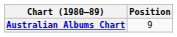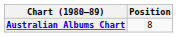(150, 25) 9 -> (150, 25) 8
